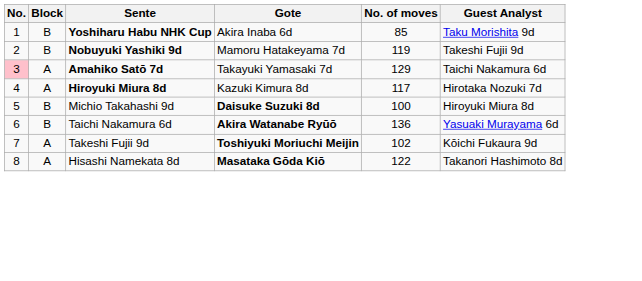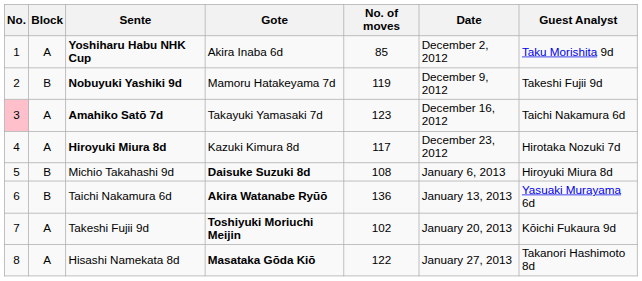+ column: (469, 20)
(47, 32) B -> (47, 51) A
(401, 69) 129 -> (382, 115) 123
(401, 106) 100 -> (382, 172) 108
